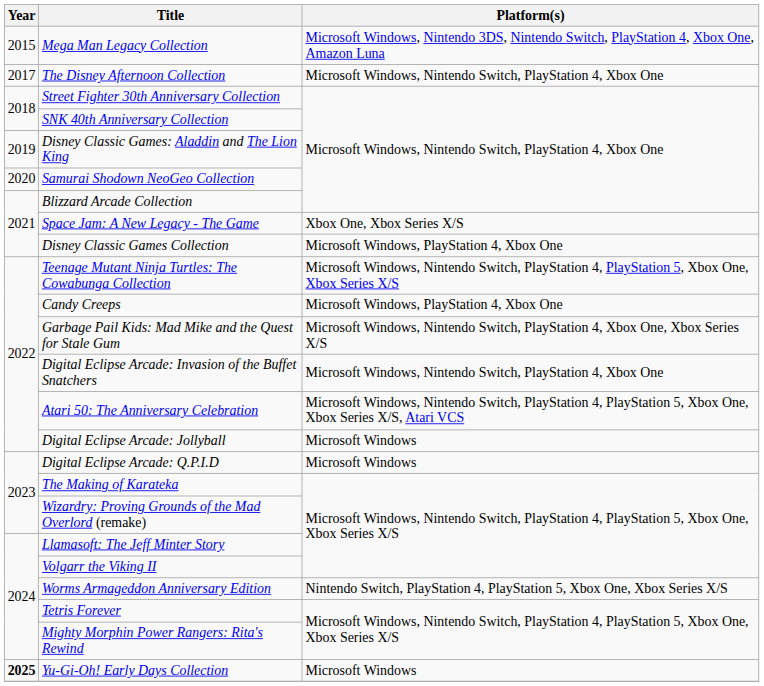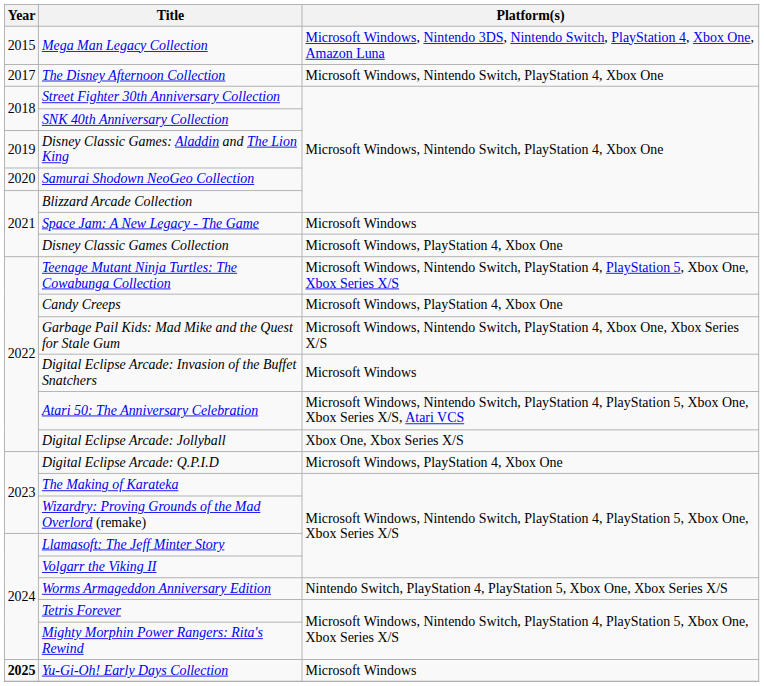(385, 223) Xbox One, Xbox Series X/S -> (361, 223) Microsoft Windows
(485, 372) Microsoft Windows, Nintendo Switch, PlayStation 4, Xbox One -> (361, 372) Microsoft Windows
(361, 440) Microsoft Windows -> (385, 440) Xbox One, Xbox Series X/S
(361, 462) Microsoft Windows -> (434, 462) Microsoft Windows, PlayStation 4, Xbox One
